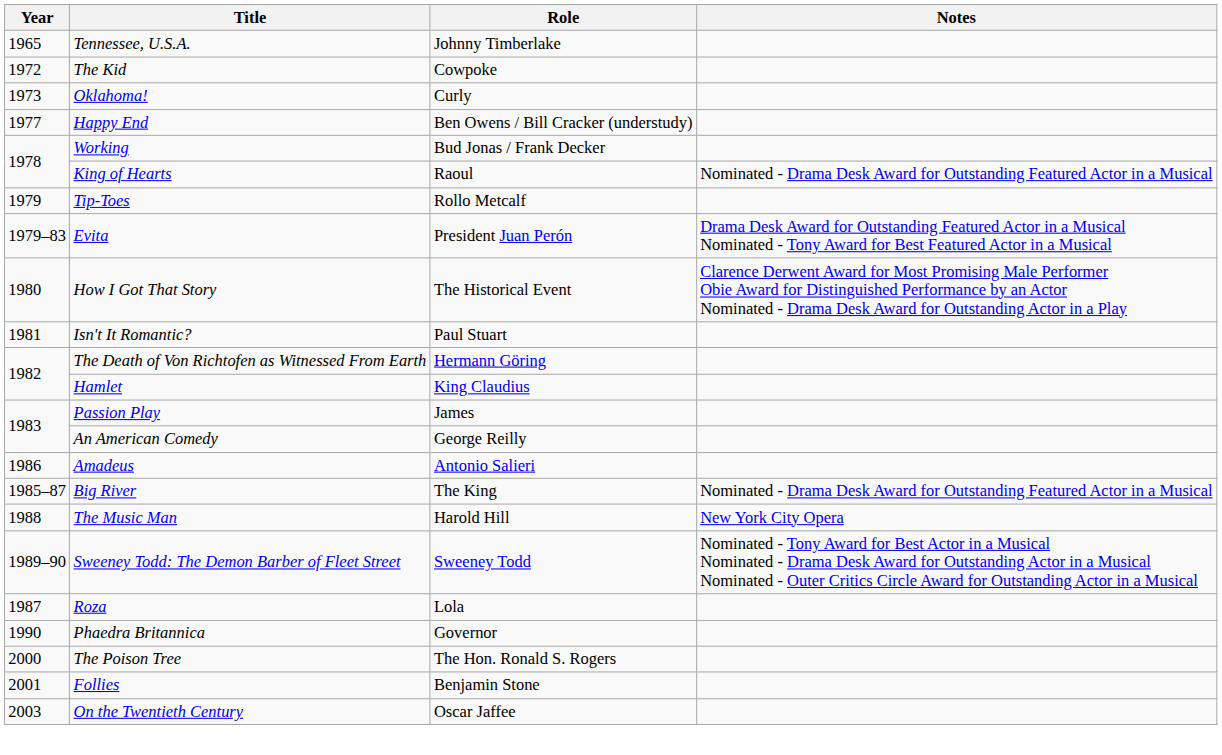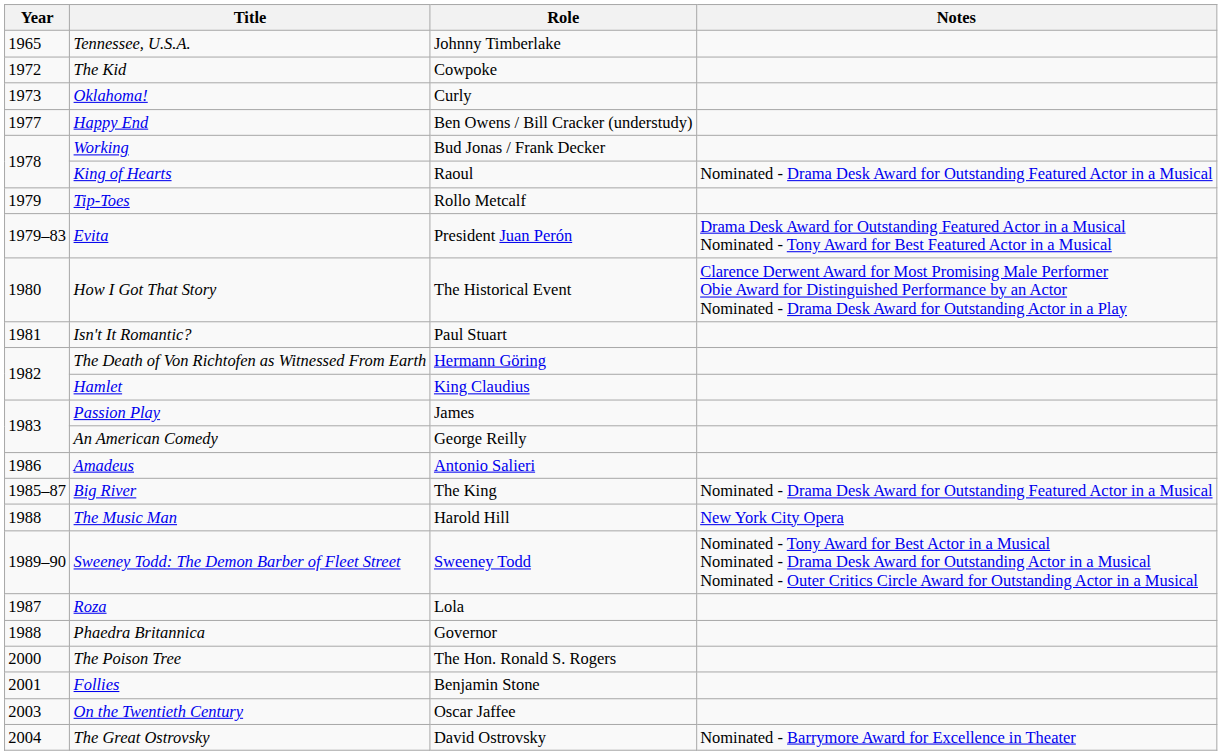(25, 632) 1990 -> (25, 632) 1988
+ row: (142, 737)
